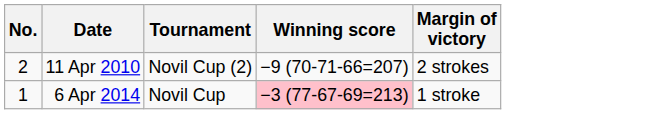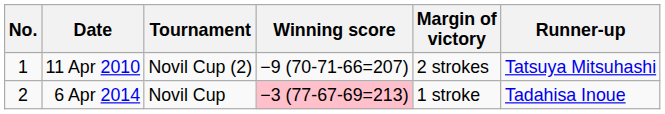+ column: (581, 29)
(23, 67) 2 -> (23, 67) 1
(23, 95) 1 -> (23, 95) 2
